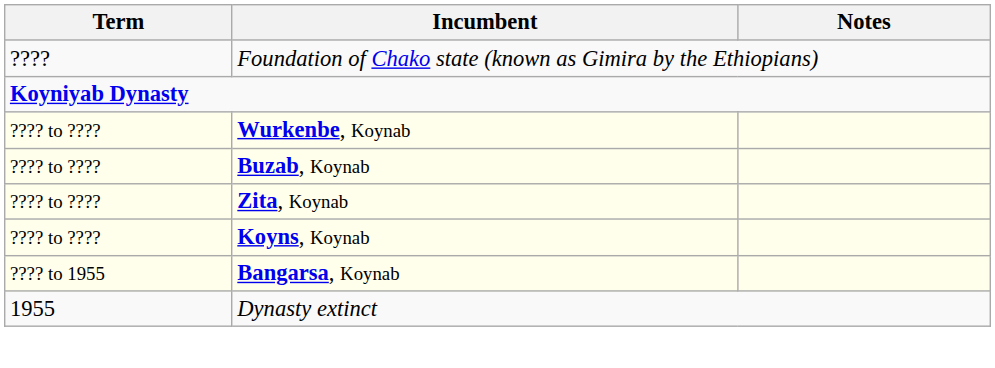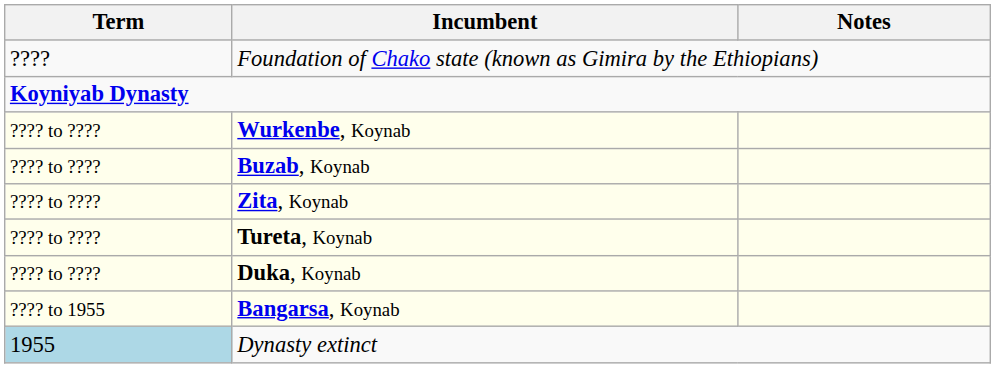+ row: (305, 237)
- row: (303, 237)
+ row: (299, 272)
(32, 308) no background -> (32, 344) lightblue background
